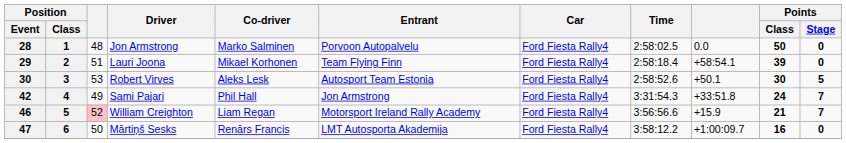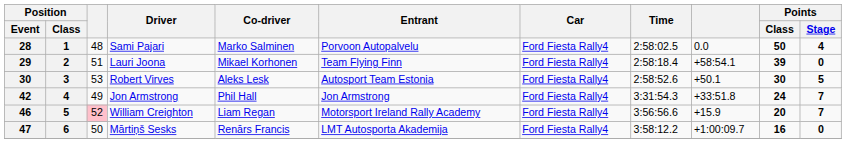(144, 46) Jon Armstrong -> (137, 46) Sami Pajari
(821, 46) 0 -> (821, 46) 4
(137, 96) Sami Pajari -> (144, 96) Jon Armstrong
(780, 113) 21 -> (780, 113) 20
